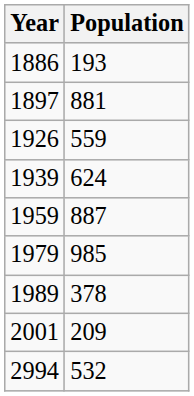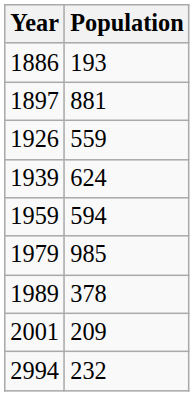(88, 216) 887 -> (88, 216) 594
(88, 370) 532 -> (88, 370) 232
